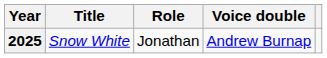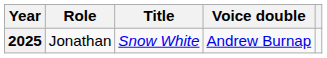columns swapped: (89, 16) <-> (168, 16)
